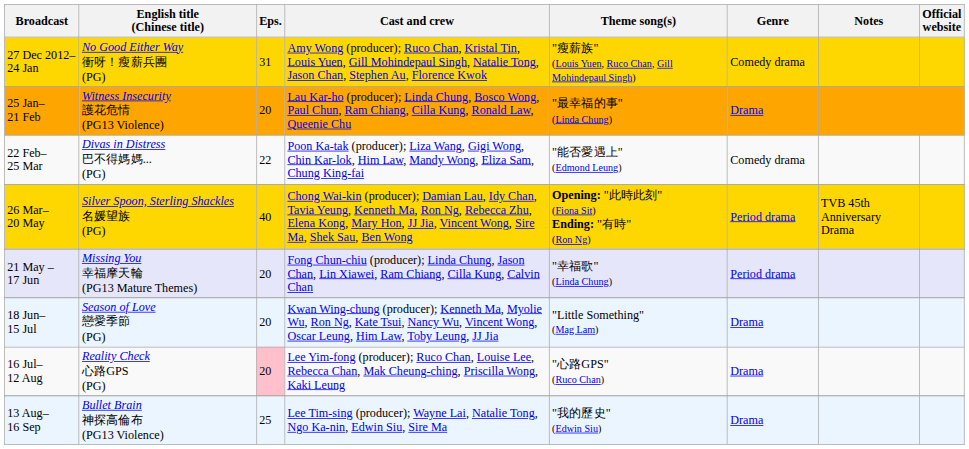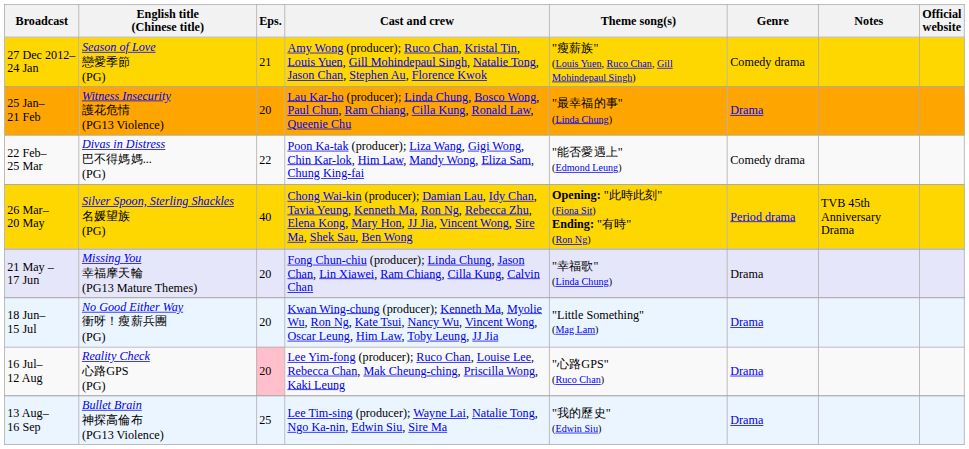(133, 61) No Good Either Way 衝呀！瘦薪兵團 (PG) -> (119, 61) Season of Love 戀愛季節 (PG)
(265, 61) 31 -> (265, 61) 21
(763, 273) Period drama -> (747, 273) Drama
(119, 322) Season of Love 戀愛季節 (PG) -> (133, 322) No Good Either Way 衝呀！瘦薪兵團 (PG)
